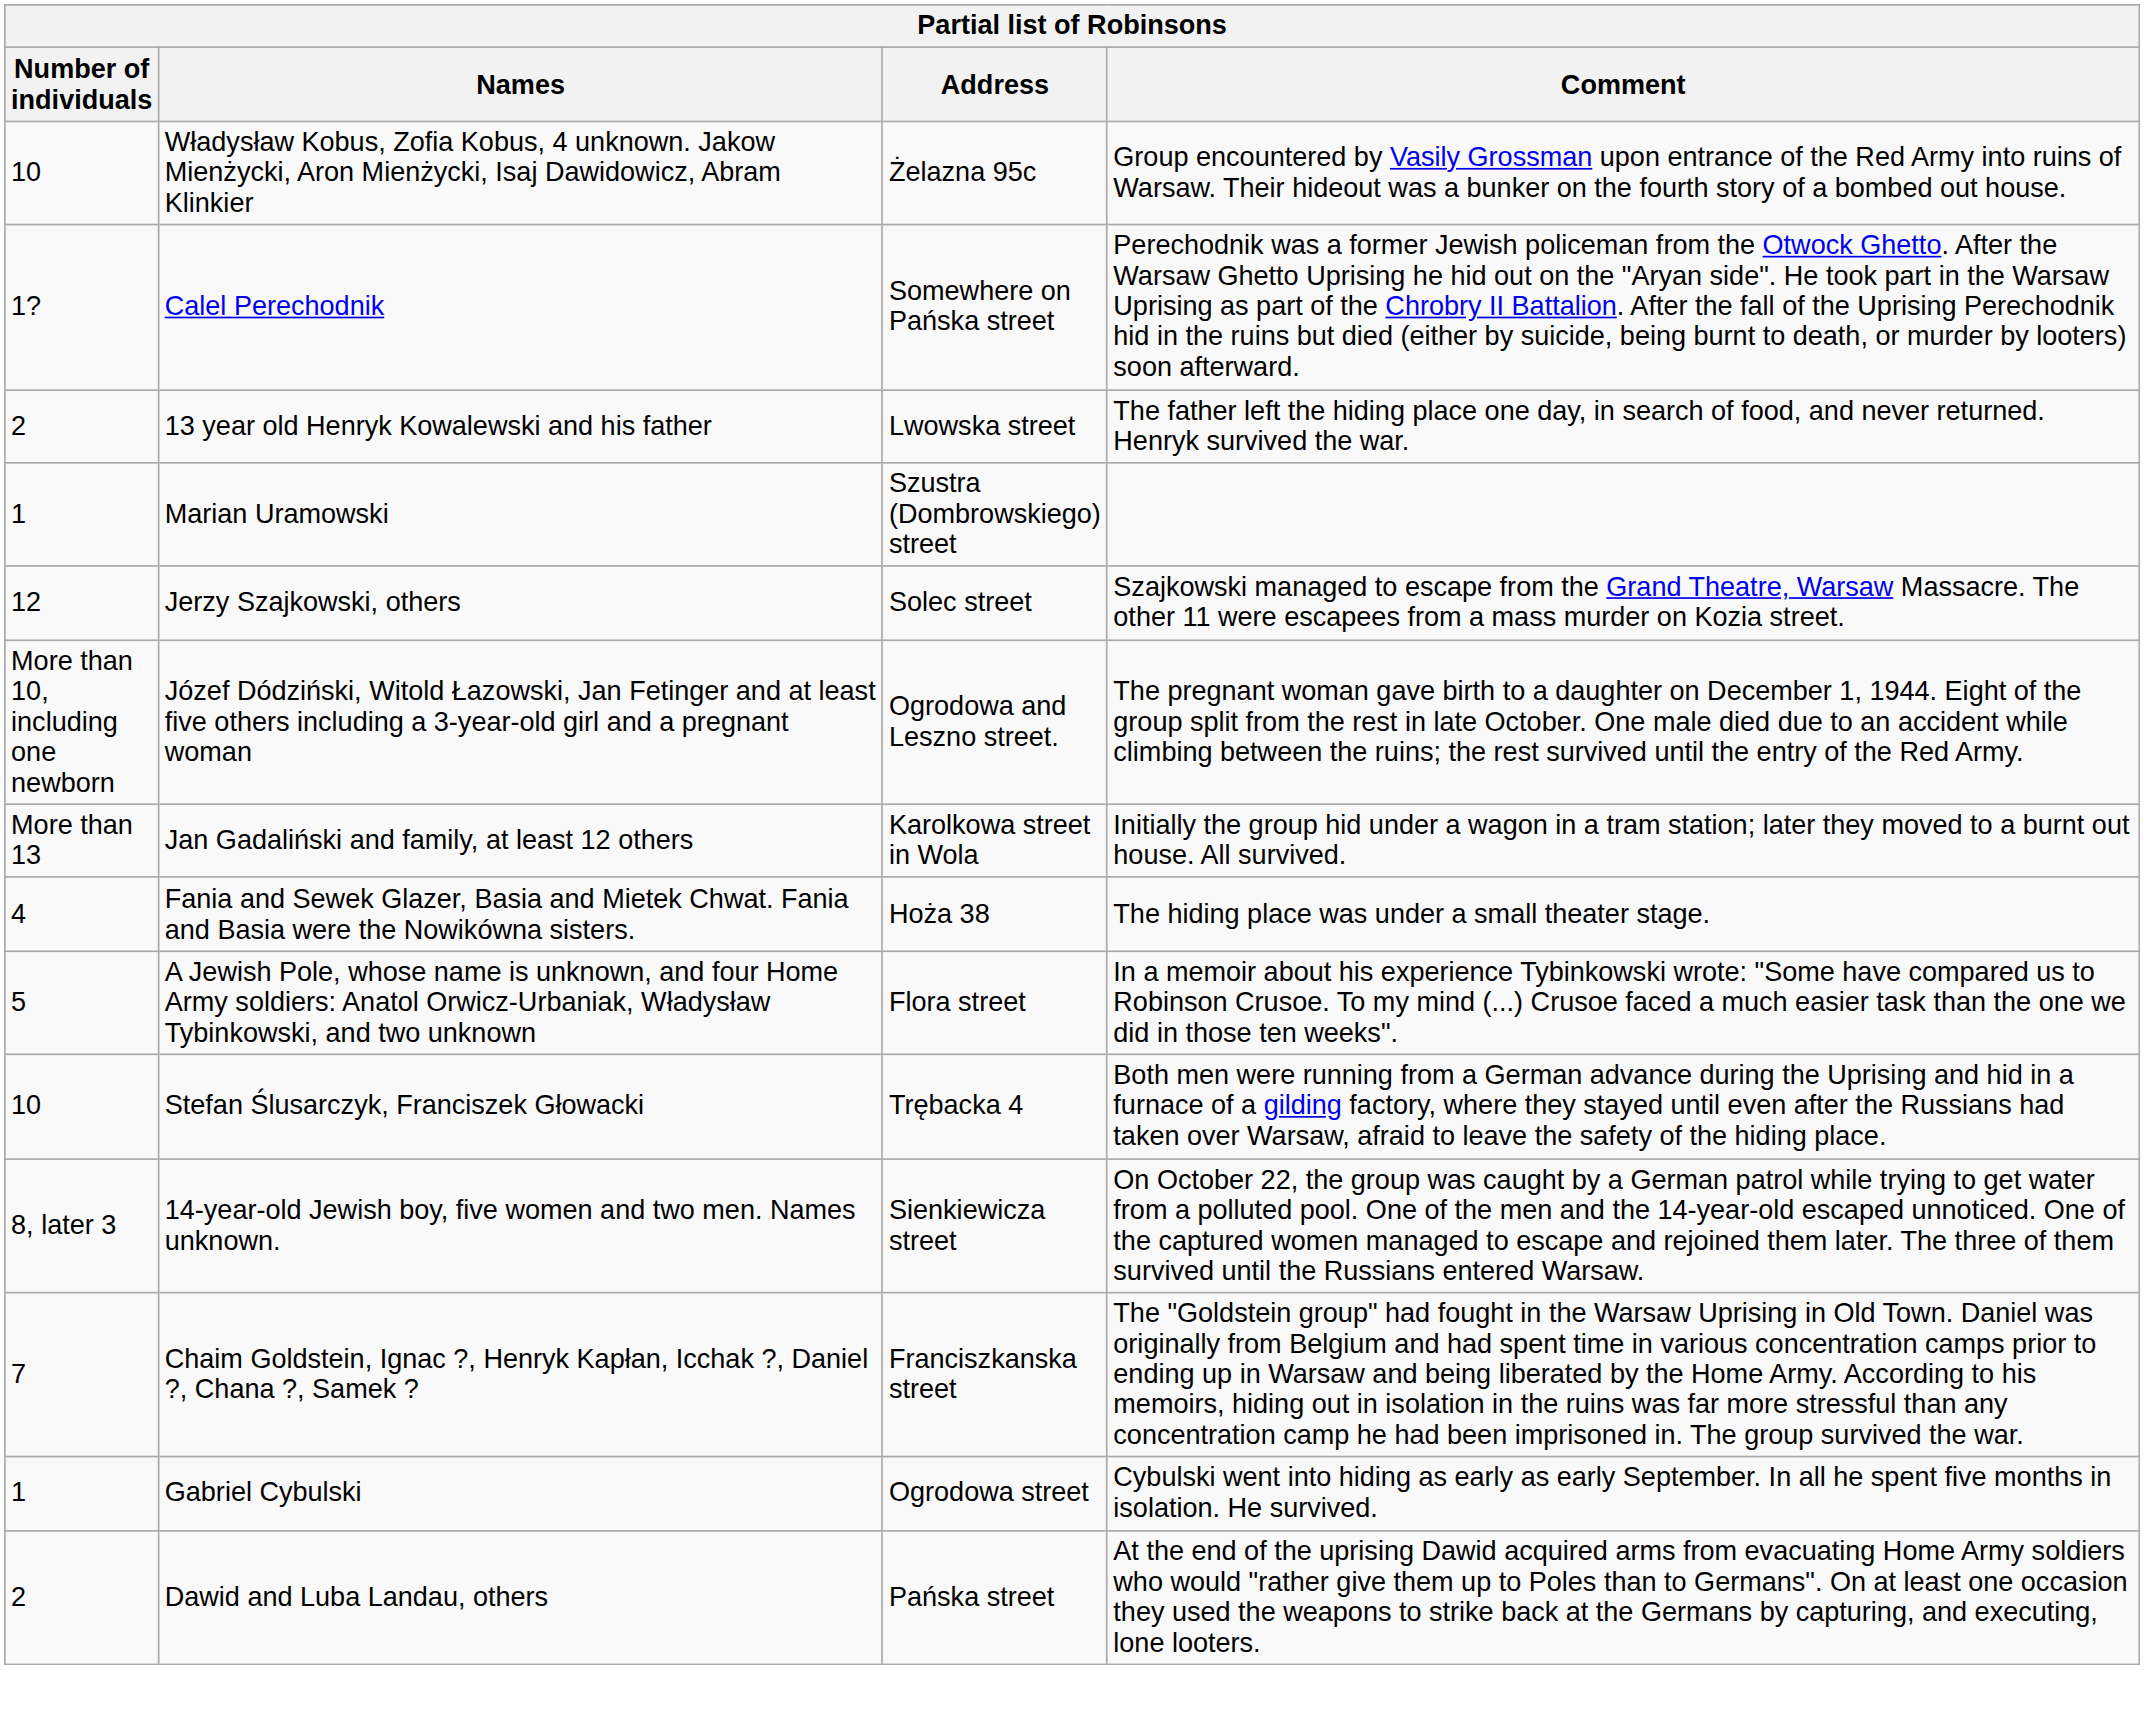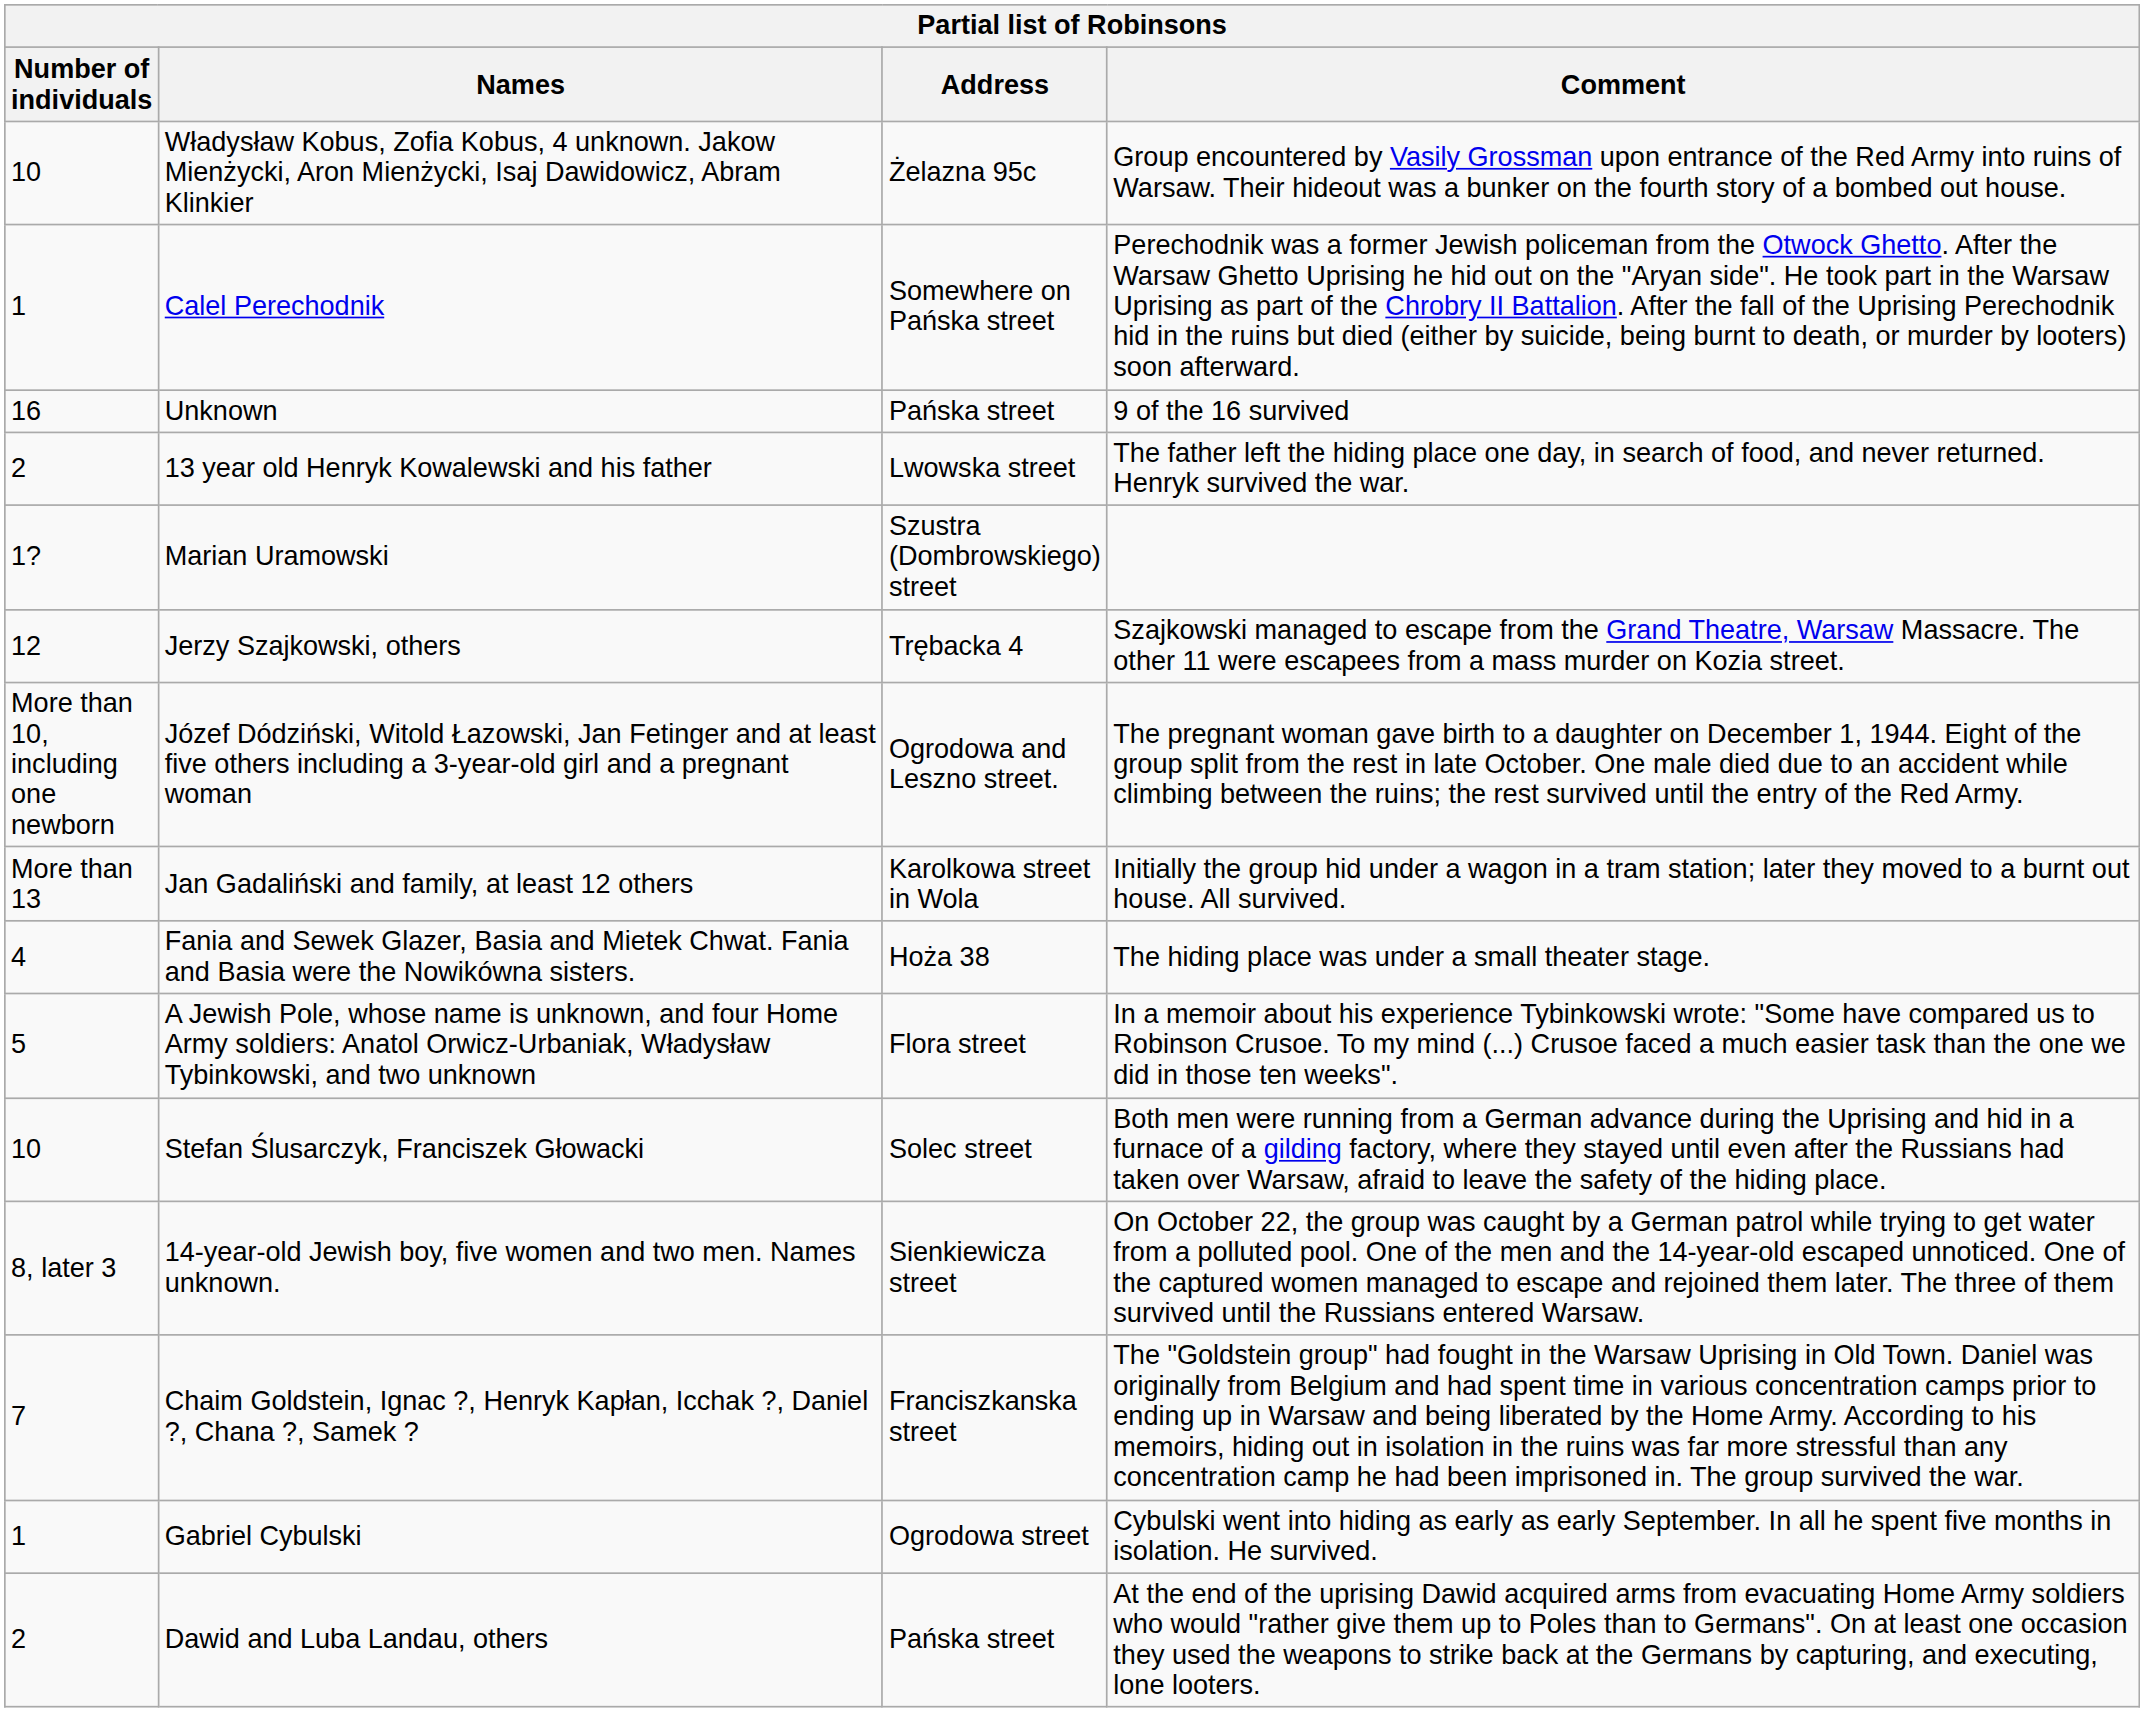(26, 306) 1? -> (19, 306) 1
+ row: (221, 410)
(19, 514) 1 -> (26, 557) 1?
(960, 602) Solec street -> (956, 645) Trębacka 4
(956, 1106) Trębacka 4 -> (960, 1148) Solec street
